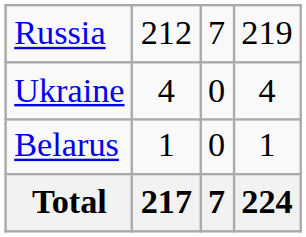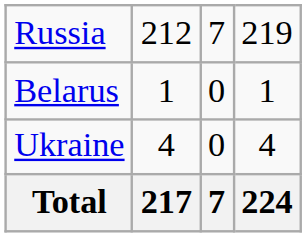rows swapped: (69, 89) <-> (67, 145)
